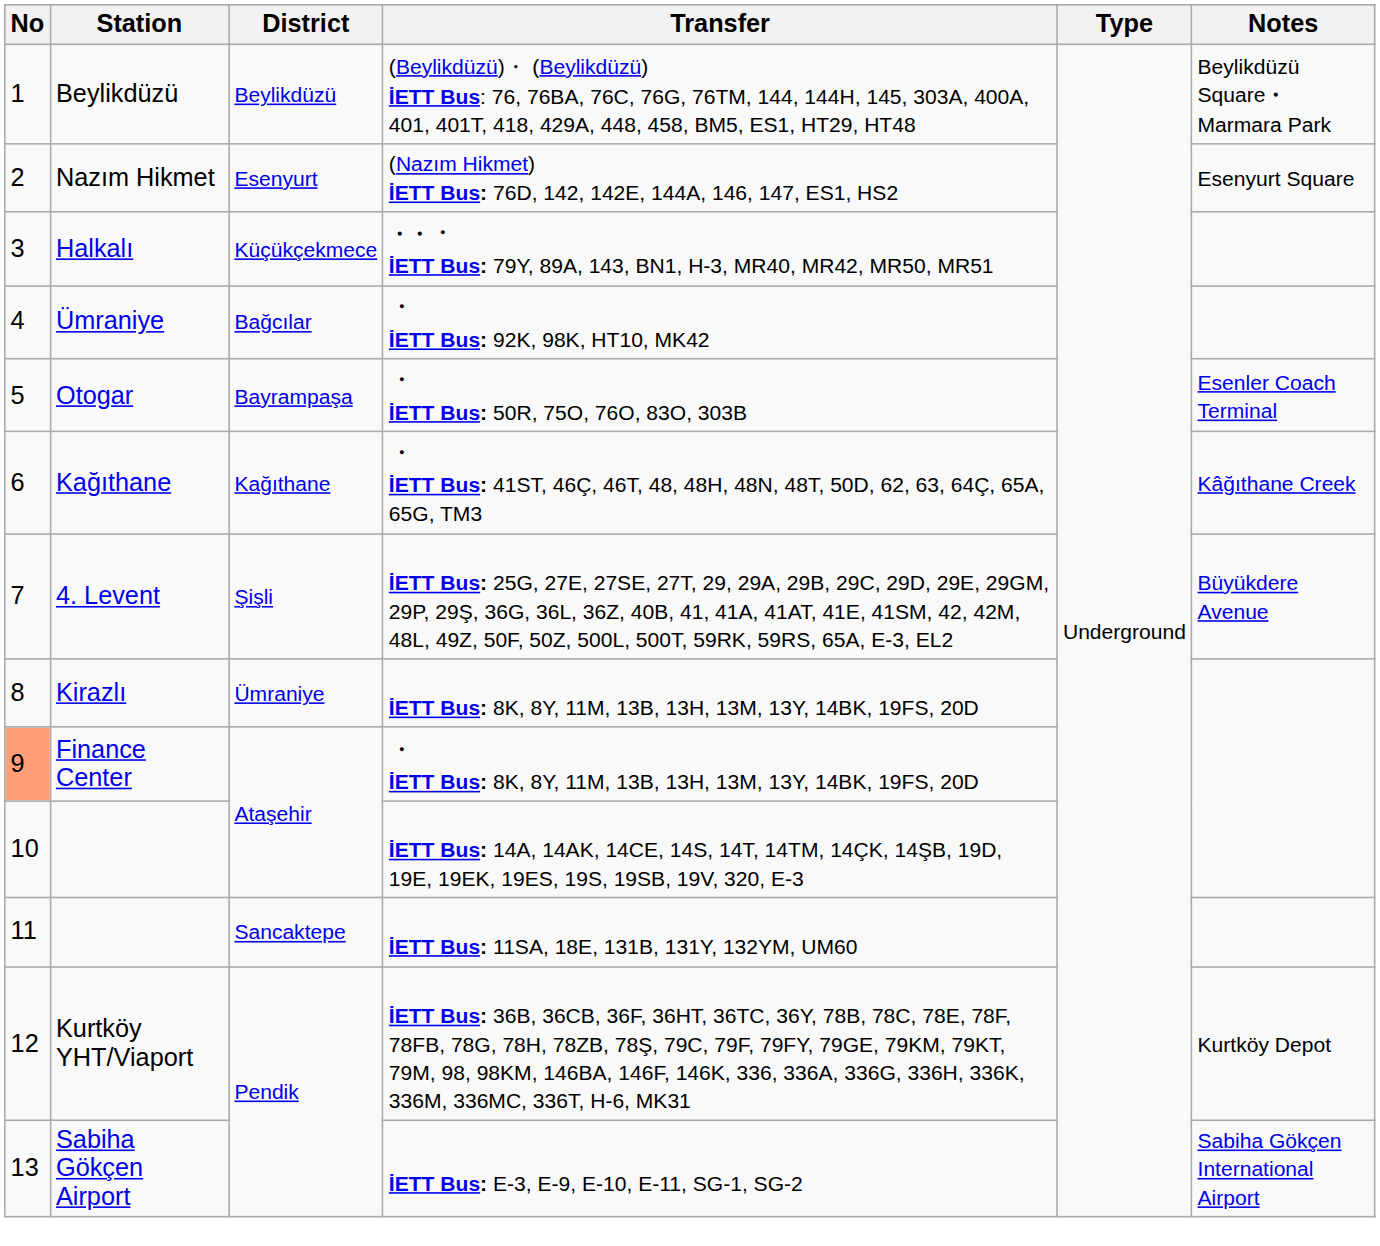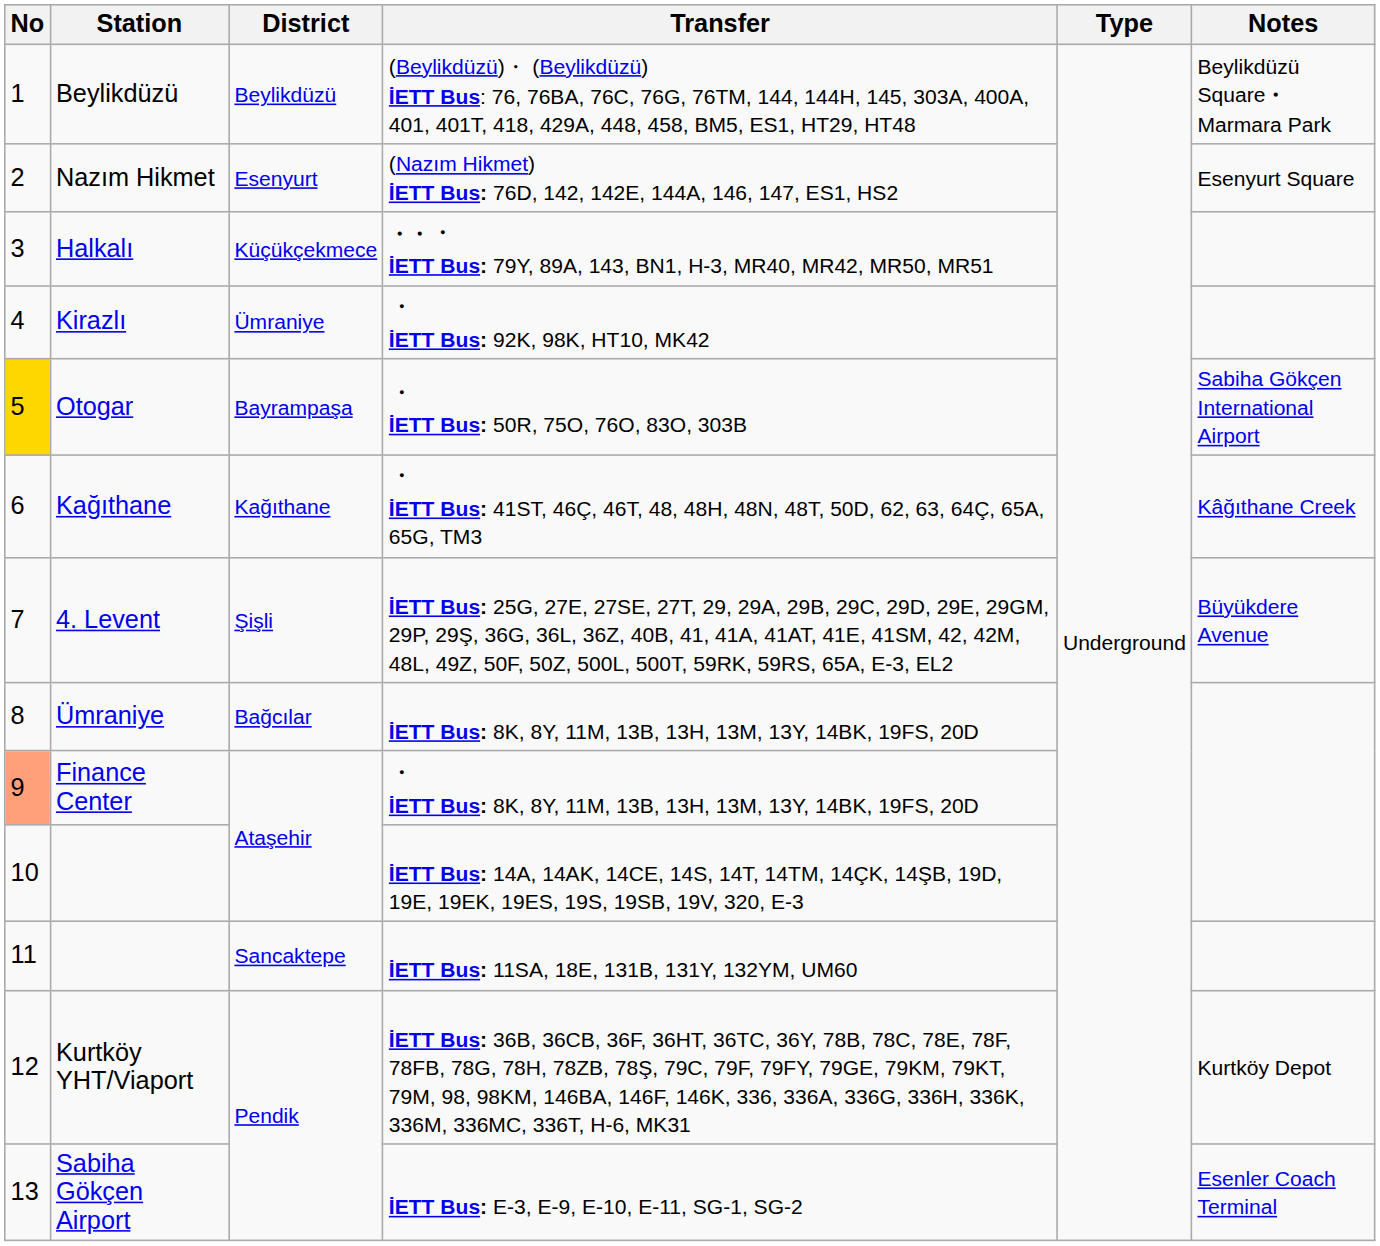(110, 321) Ümraniye -> (91, 321) Kirazlı
(273, 323) Bağcılar -> (279, 323) Ümraniye
(18, 394) no background -> (18, 406) gold background
(1267, 396) Esenler Coach Terminal -> (1270, 408) Sabiha Gökçen International Airport
(91, 692) Kirazlı -> (110, 716) Ümraniye
(279, 694) Ümraniye -> (273, 718) Bağcılar
(1270, 1169) Sabiha Gökçen International Airport -> (1267, 1193) Esenler Coach Terminal
